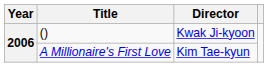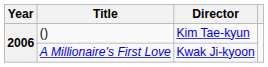(216, 33) Kwak Ji-kyoon -> (213, 33) Kim Tae-kyun
(213, 52) Kim Tae-kyun -> (216, 52) Kwak Ji-kyoon
